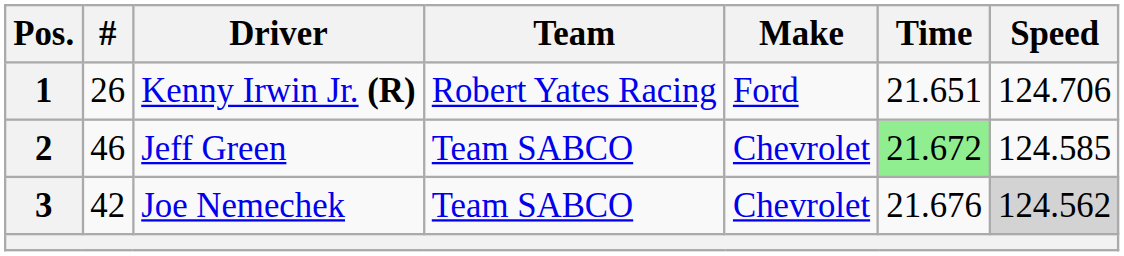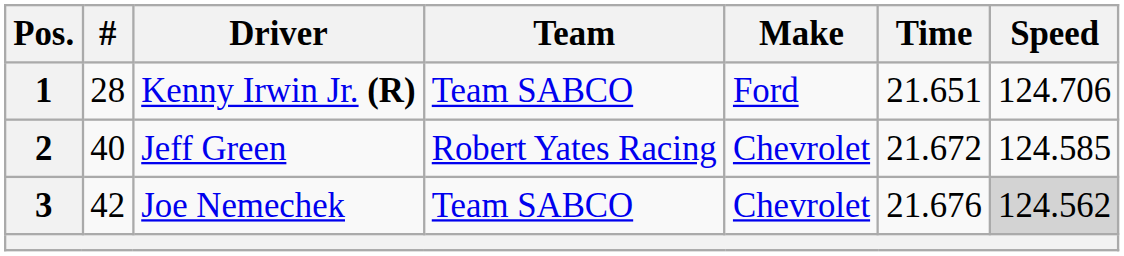(108, 90) 26 -> (108, 90) 28
(574, 90) Robert Yates Racing -> (532, 90) Team SABCO
(108, 148) 46 -> (108, 148) 40
(532, 148) Team SABCO -> (574, 148) Robert Yates Racing
(934, 148) lightgreen background -> (934, 148) no background
